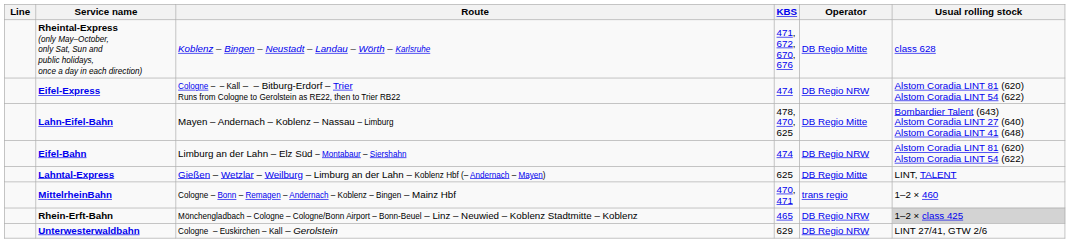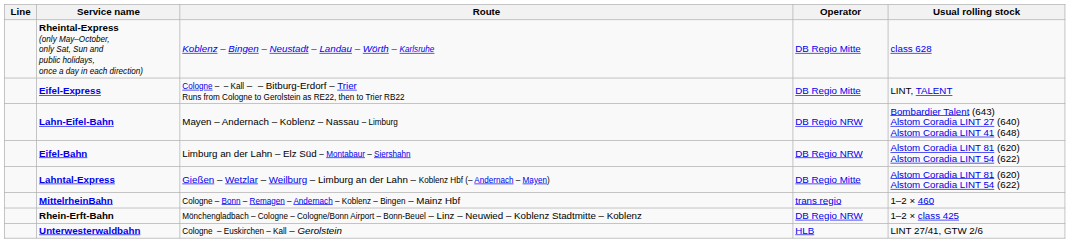- column: (787, 12)
(835, 90) DB Regio NRW -> (828, 90) DB Regio Mitte
(959, 90) Alstom Coradia LINT 81 (620) Alstom Coradia LINT 54 (622) -> (921, 90) LINT, TALENT
(834, 122) DB Regio Mitte -> (829, 122) DB Regio NRW
(926, 174) LINT, TALENT -> (955, 179) Alstom Coradia LINT 81 (620) Alstom Coradia LINT 54 (622)
(929, 215) lightgrey background -> (925, 215) no background
(835, 230) DB Regio NRW -> (805, 230) HLB
